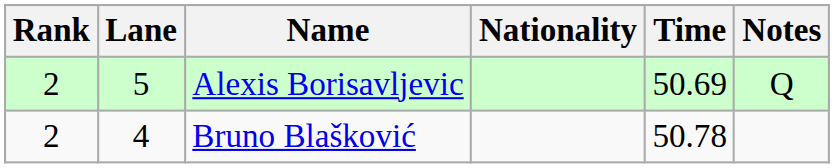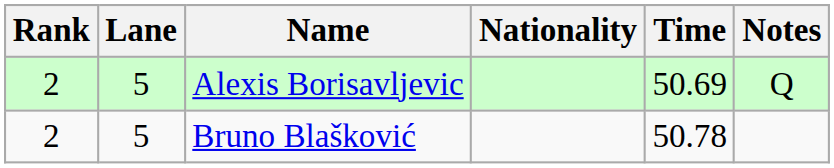(141, 135) 4 -> (141, 135) 5
